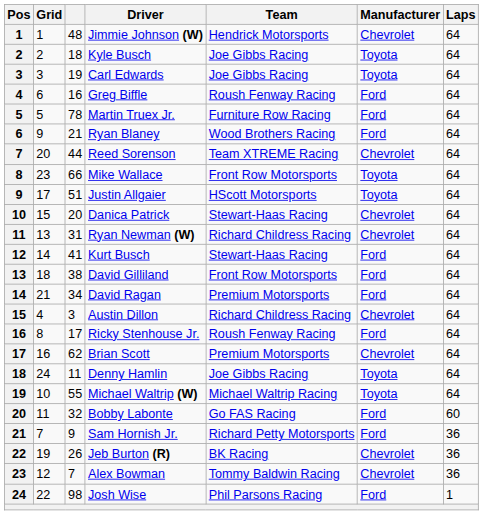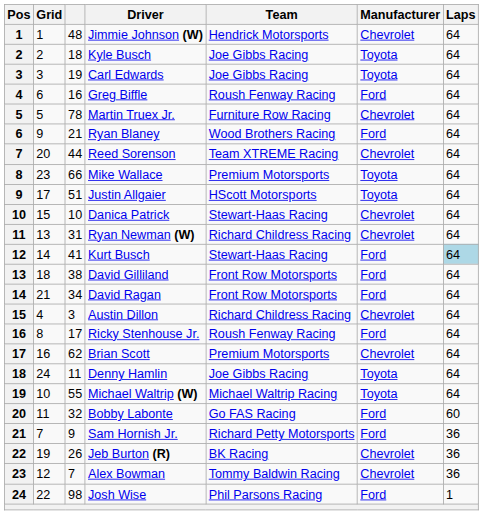(373, 114) Ford -> (387, 114) Chevrolet
(273, 174) Front Row Motorsports -> (269, 174) Premium Motorsports
(75, 214) 20 -> (75, 214) 10
(453, 254) no background -> (453, 254) lightblue background
(269, 294) Premium Motorsports -> (273, 294) Front Row Motorsports
